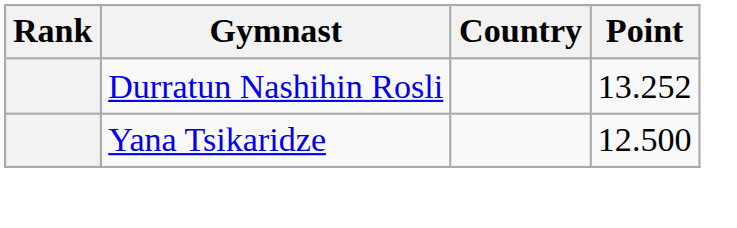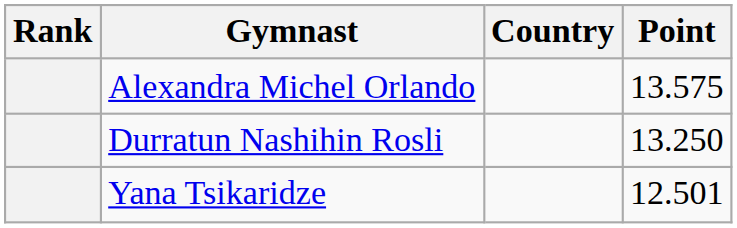+ row: (292, 85)
(645, 85) 13.252 -> (677, 139) 13.250
(645, 139) 12.500 -> (677, 193) 12.501
